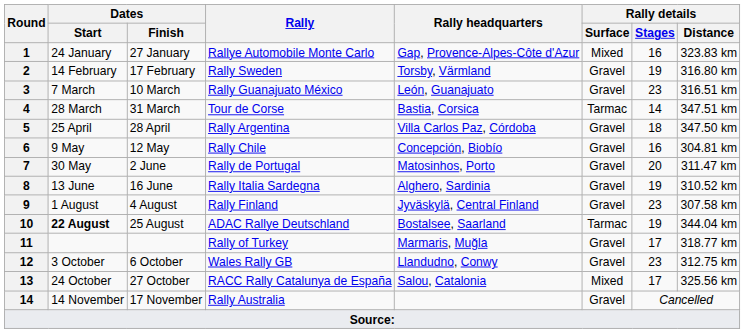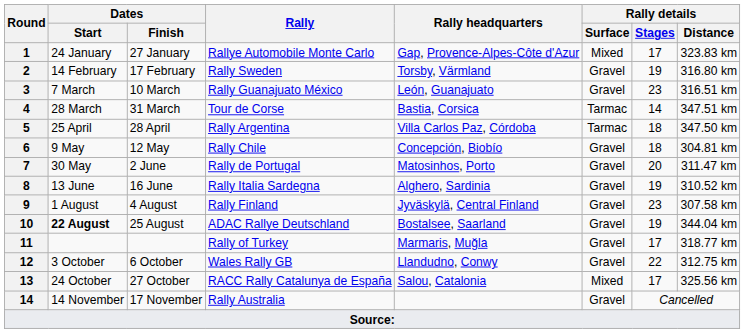(655, 52) 16 -> (655, 52) 17
(607, 128) Gravel -> (607, 128) Tarmac
(655, 147) 16 -> (655, 147) 18
(607, 223) Tarmac -> (607, 223) Gravel
(655, 262) 23 -> (655, 262) 22
